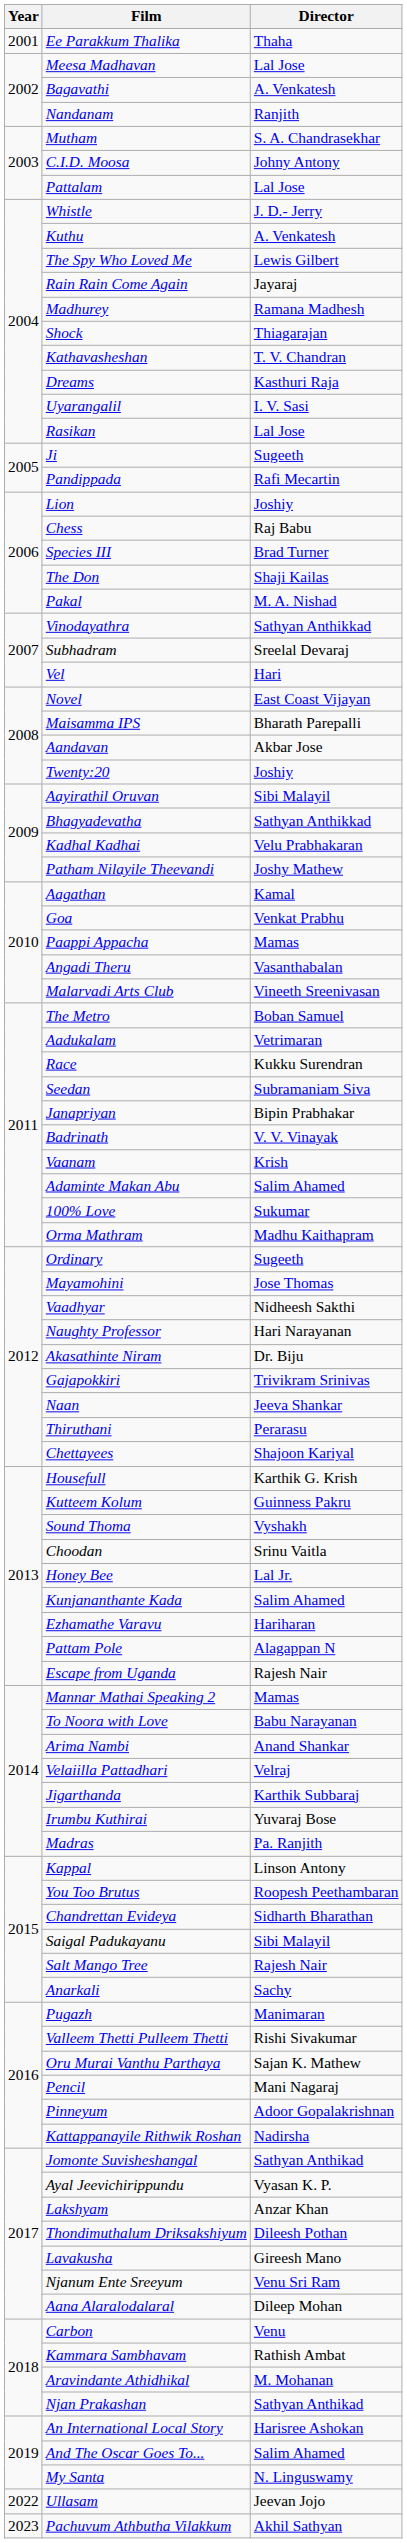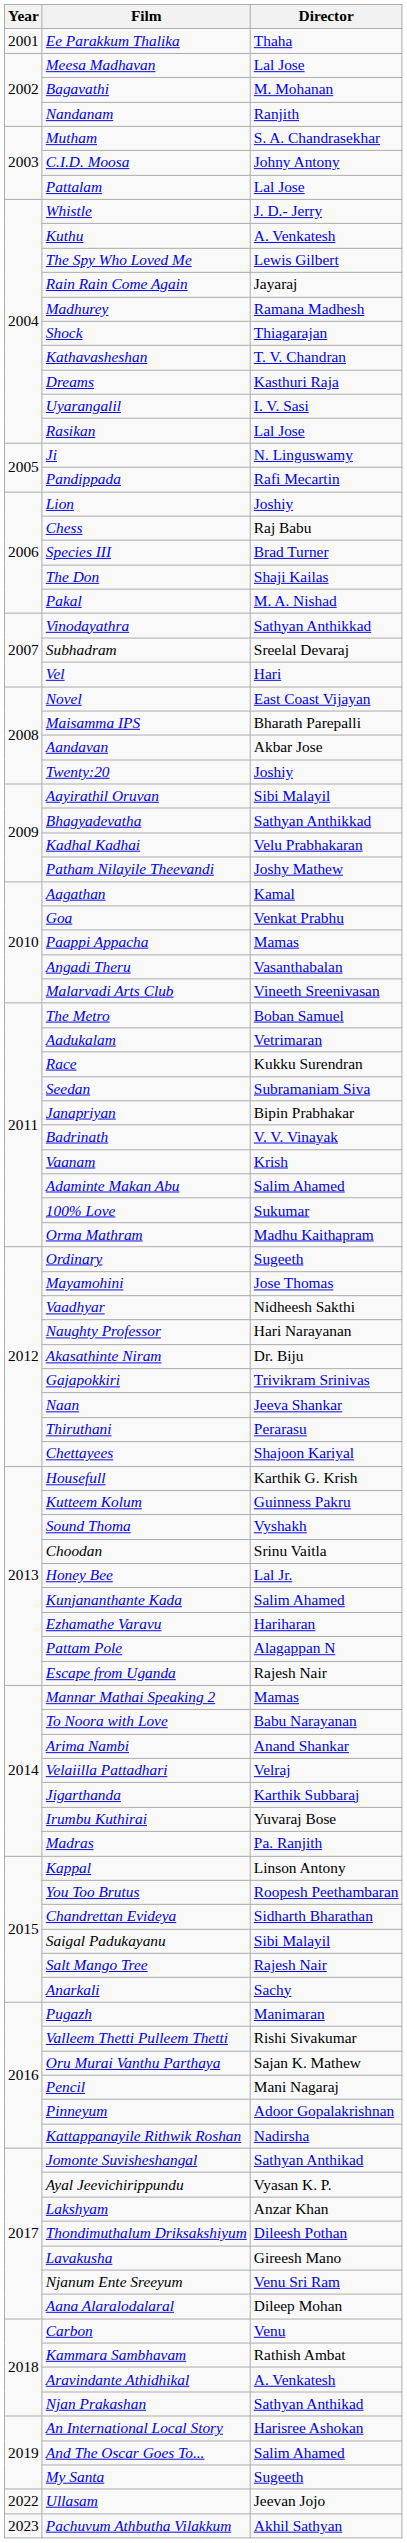(295, 89) A. Venkatesh -> (294, 89) M. Mohanan
(279, 455) Sugeeth -> (303, 455) N. Linguswamy
(294, 2379) M. Mohanan -> (295, 2379) A. Venkatesh
(303, 2477) N. Linguswamy -> (279, 2477) Sugeeth
